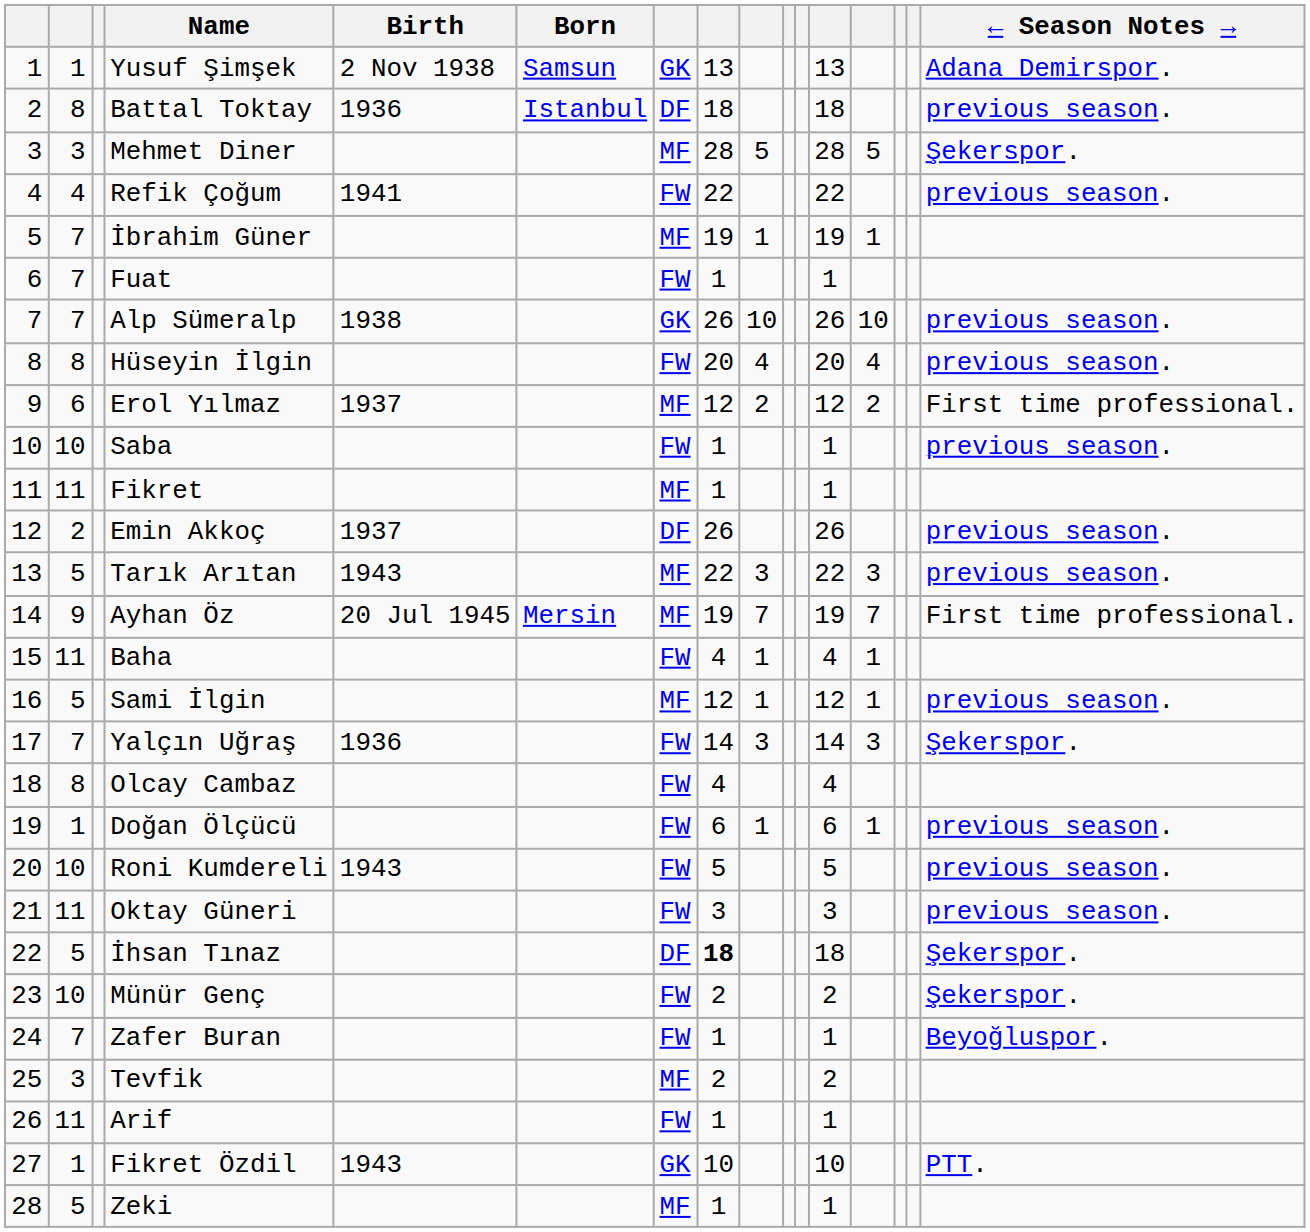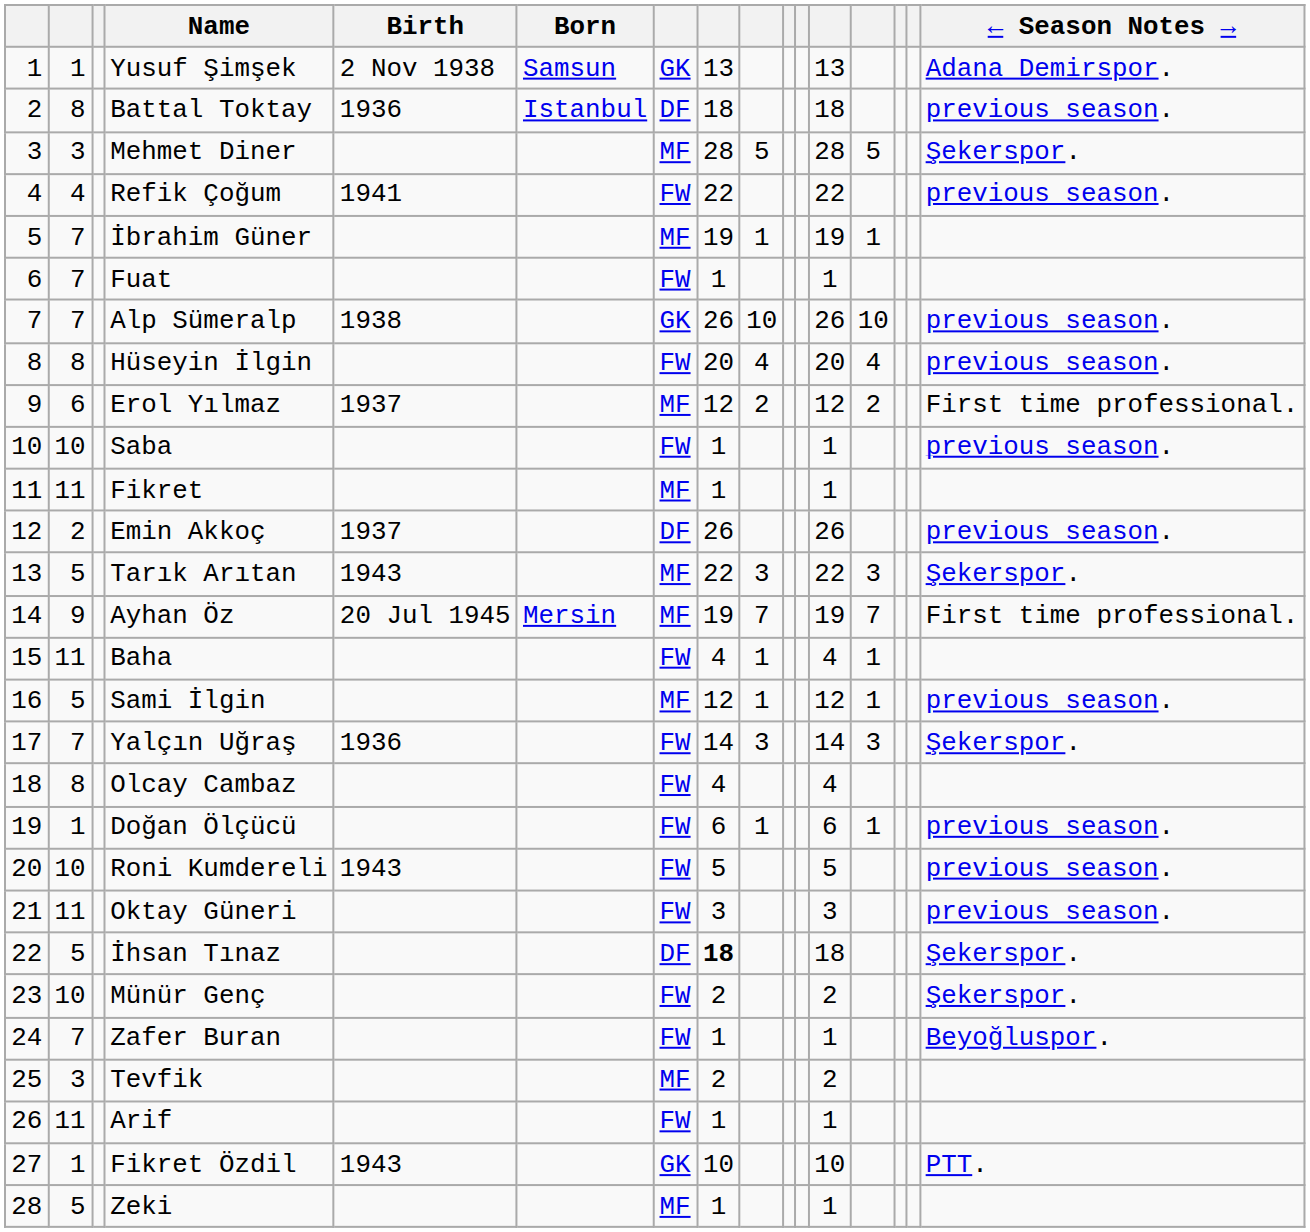(1050, 574) previous season. -> (1003, 574) Şekerspor.
